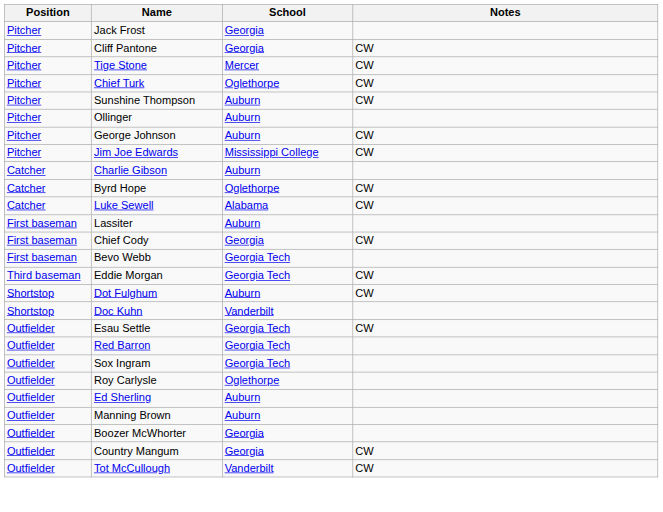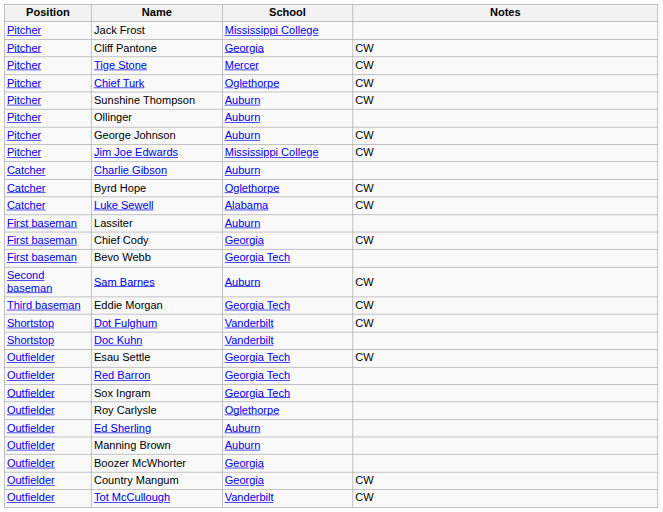(244, 30) Georgia -> (272, 30) Mississippi College
+ row: (124, 282)
(242, 293) Auburn -> (249, 323) Vanderbilt
